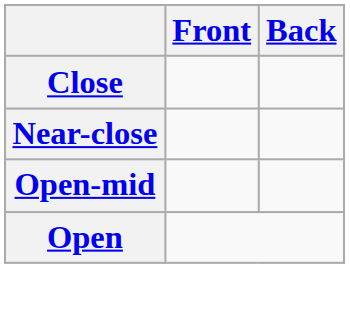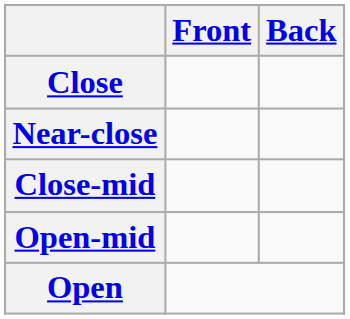+ row: (85, 184)
